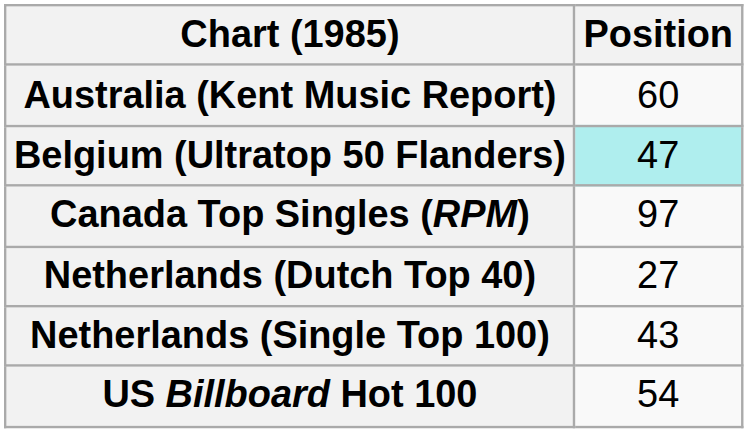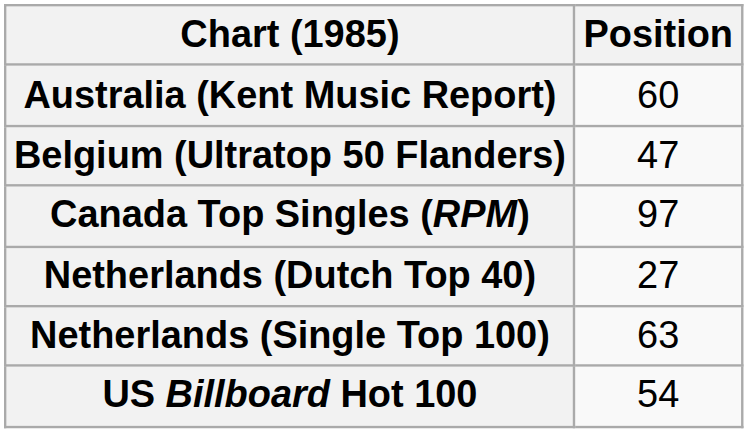(658, 154) paleturquoise background -> (658, 154) no background
(658, 335) 43 -> (658, 335) 63
